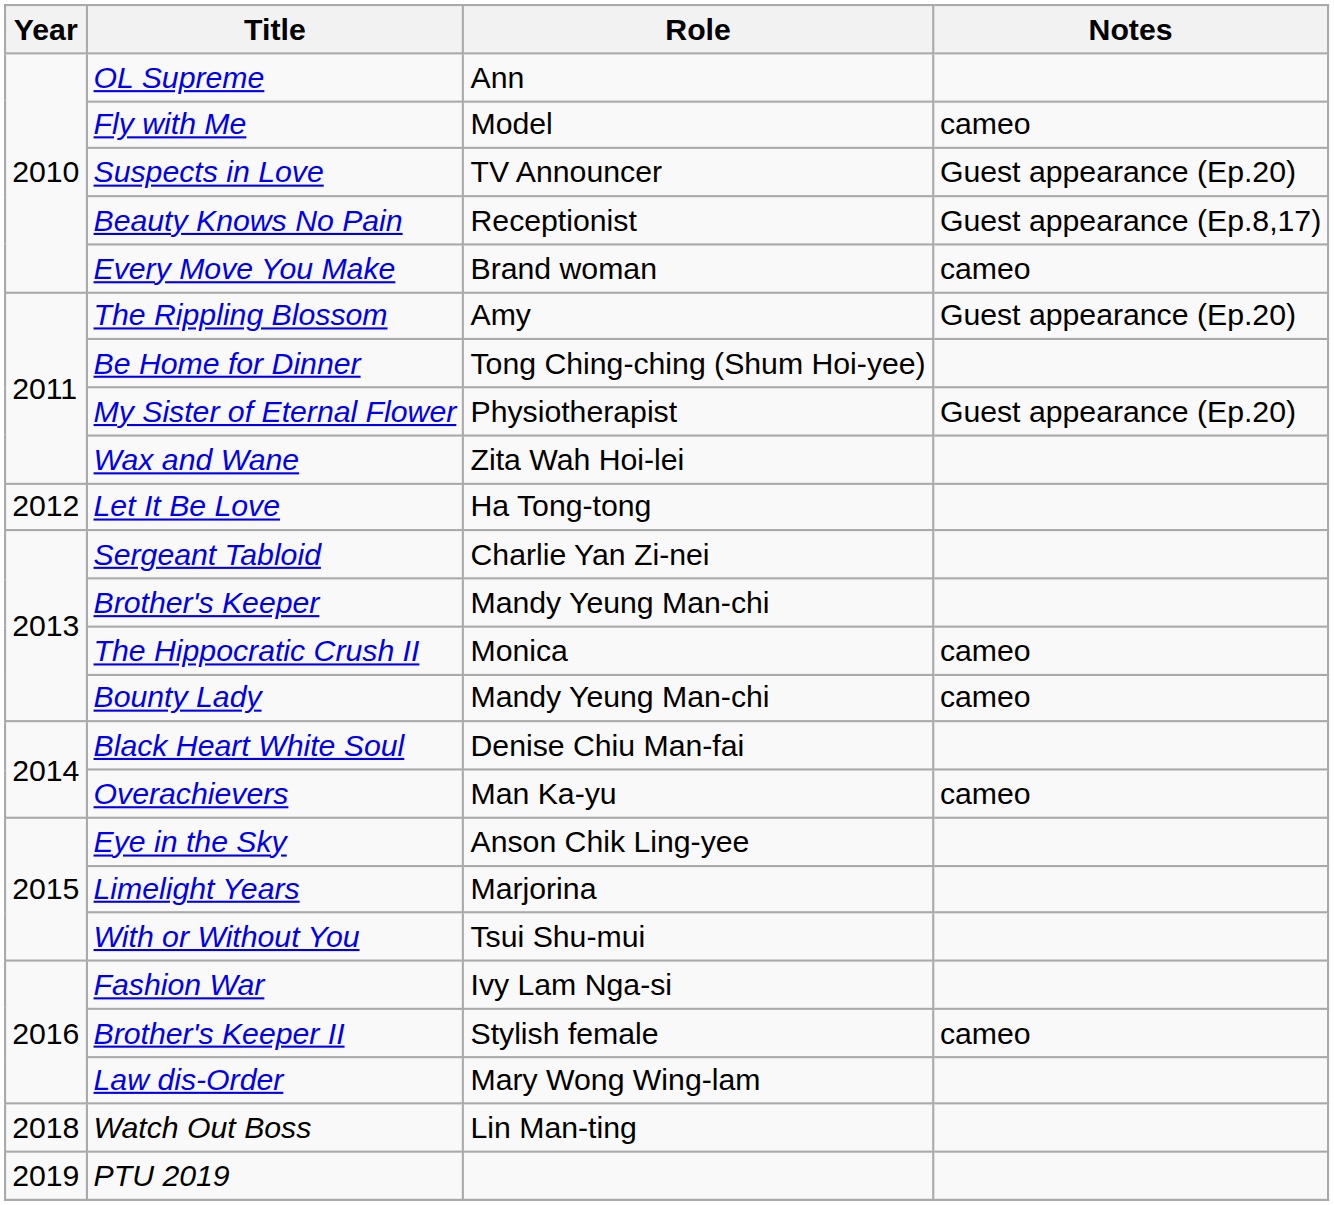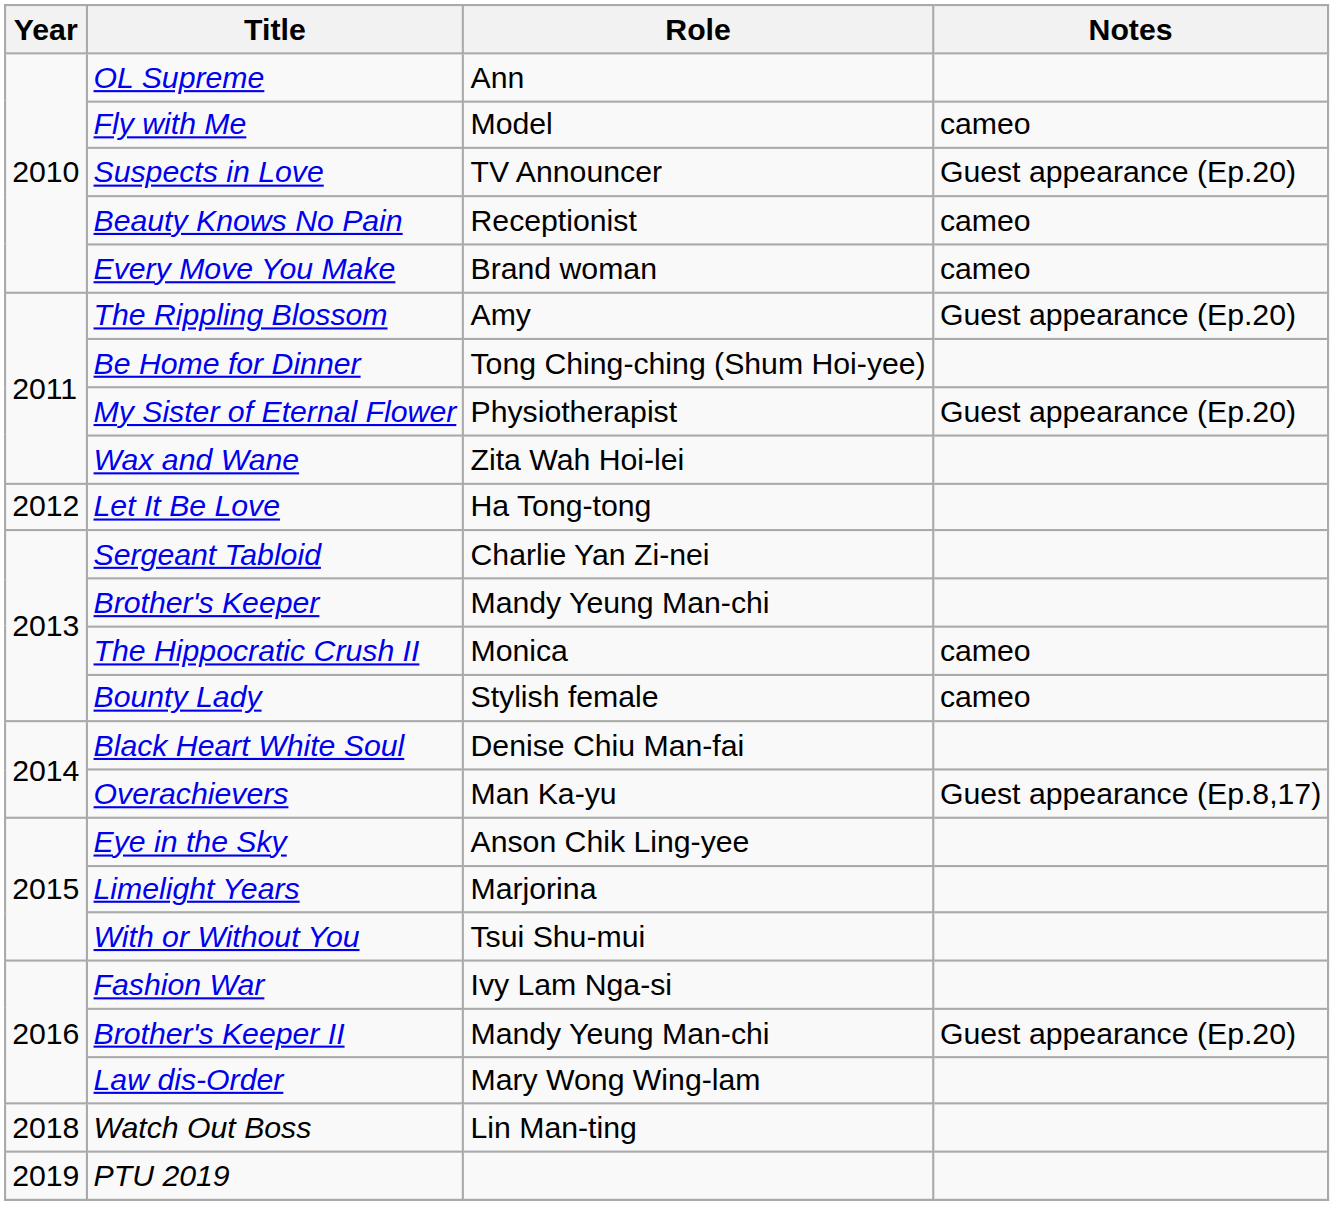(1131, 220) Guest appearance (Ep.8,17) -> (985, 220) cameo
(620, 698) Mandy Yeung Man-chi -> (565, 698) Stylish female
(985, 794) cameo -> (1131, 794) Guest appearance (Ep.8,17)
(565, 1033) Stylish female -> (620, 1033) Mandy Yeung Man-chi
(985, 1033) cameo -> (1118, 1033) Guest appearance (Ep.20)
